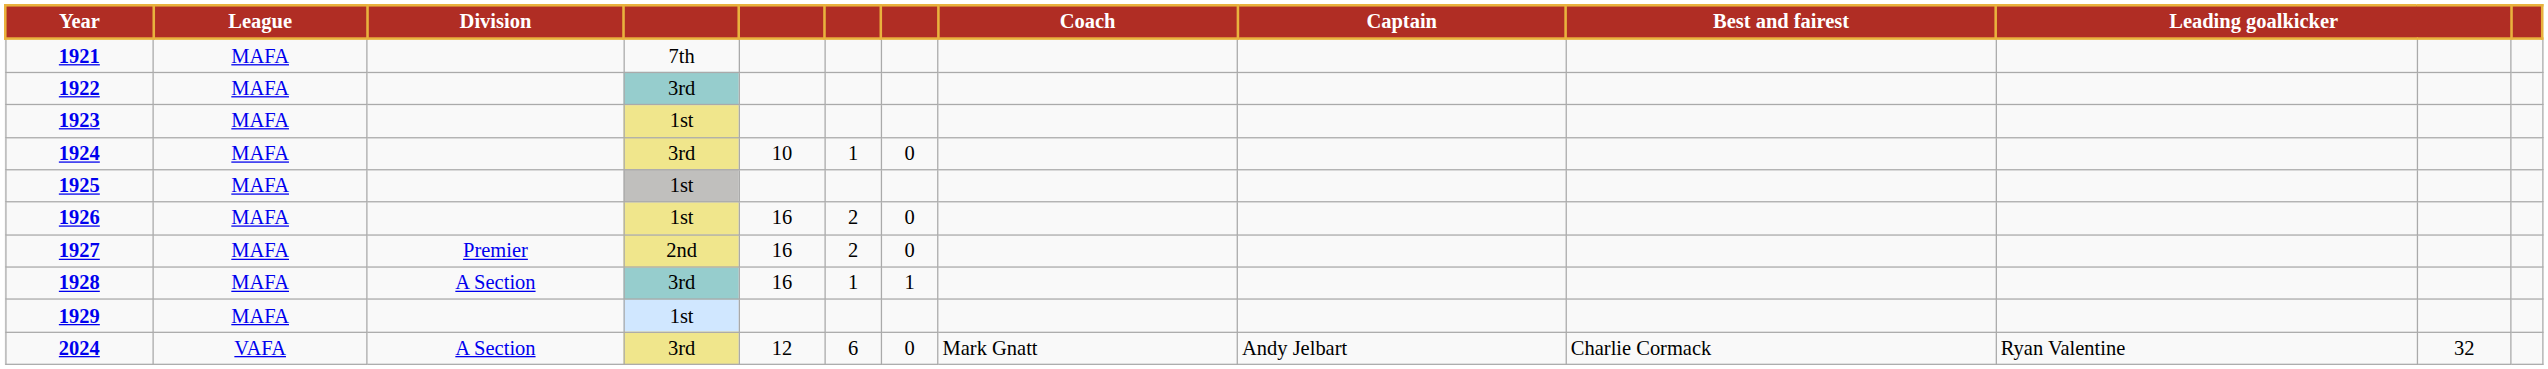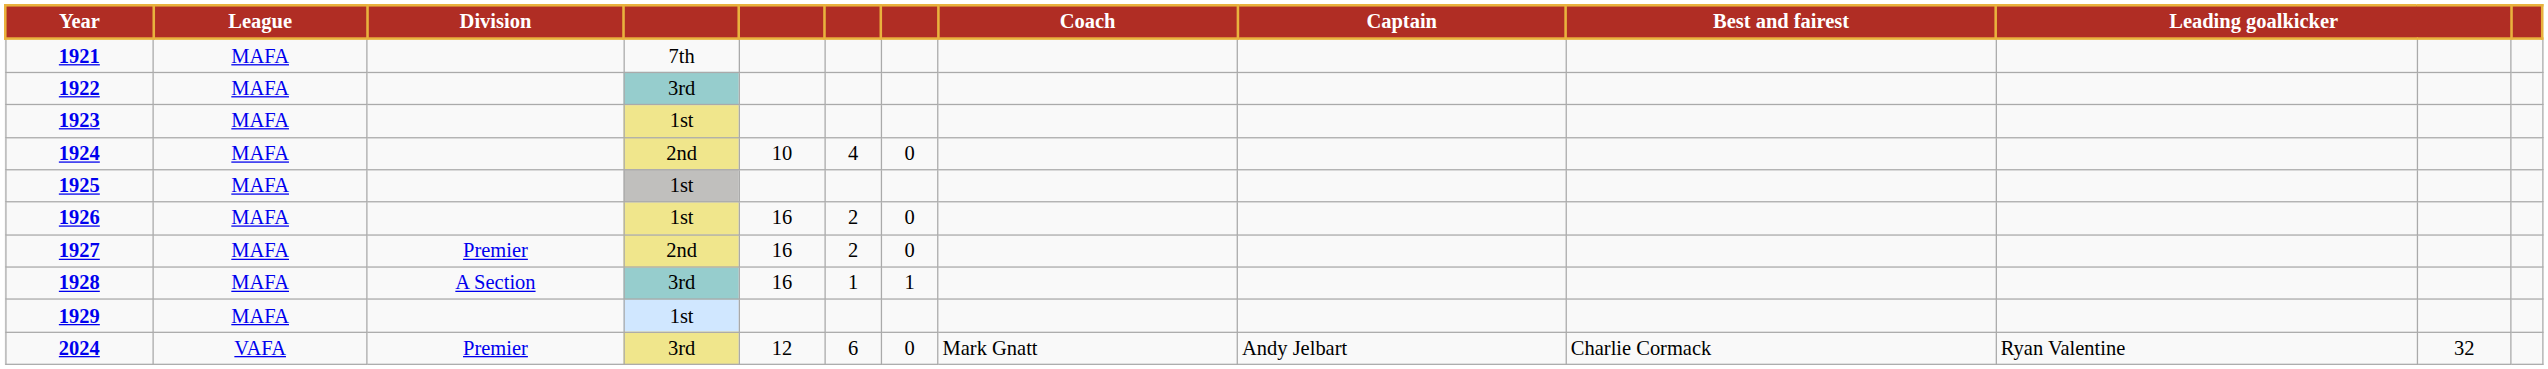(682, 153) 3rd -> (682, 153) 2nd
(853, 153) 1 -> (853, 153) 4
(495, 348) A Section -> (495, 348) Premier
